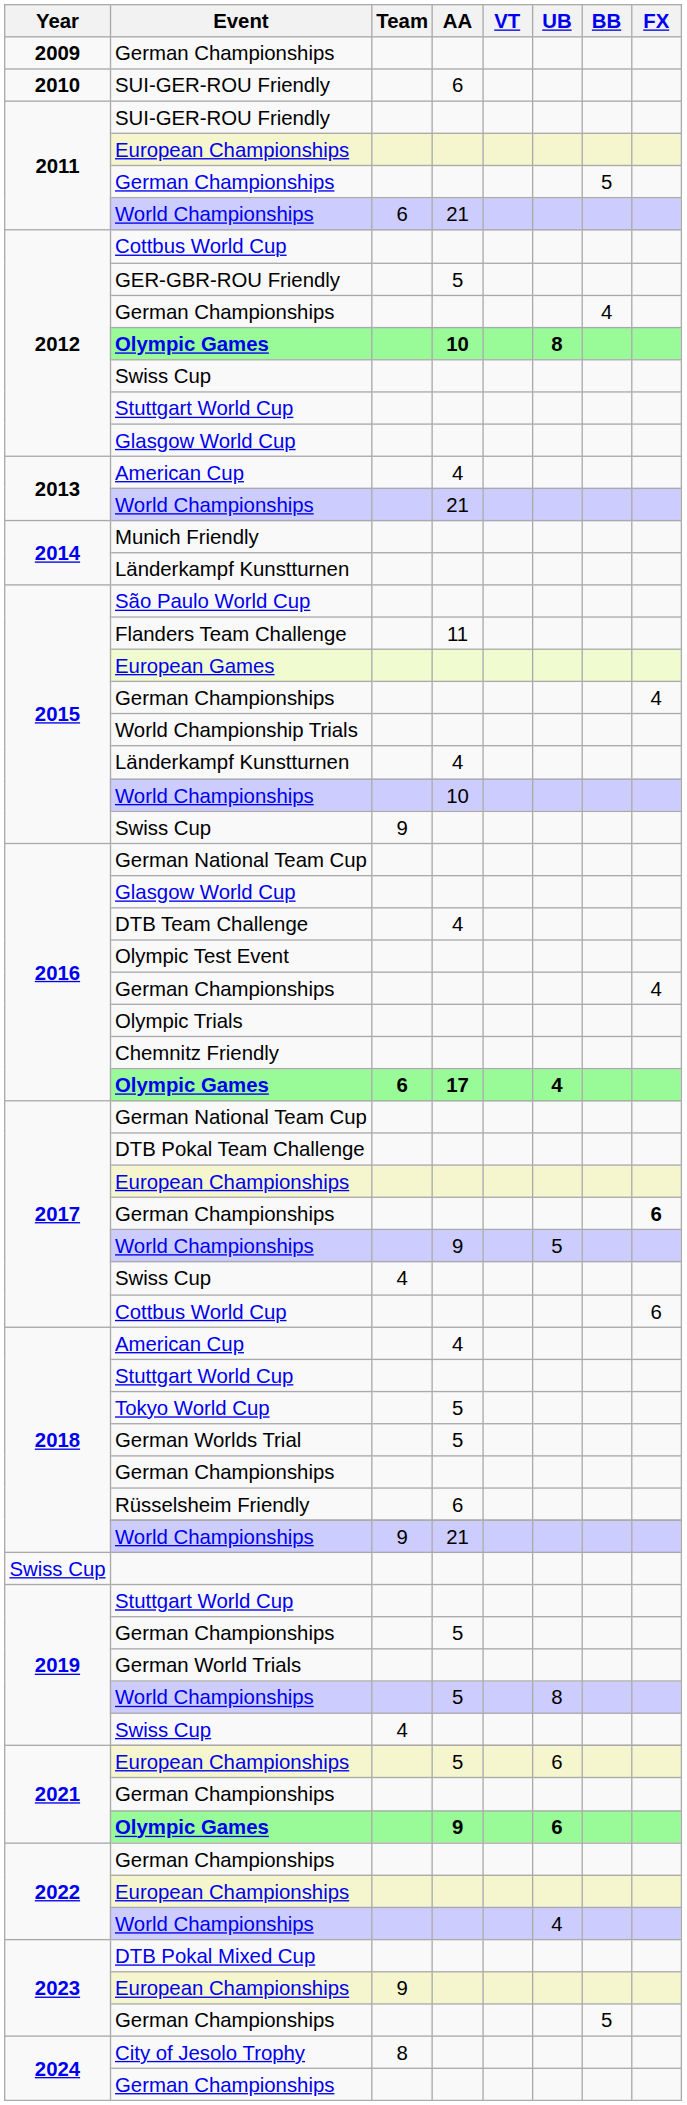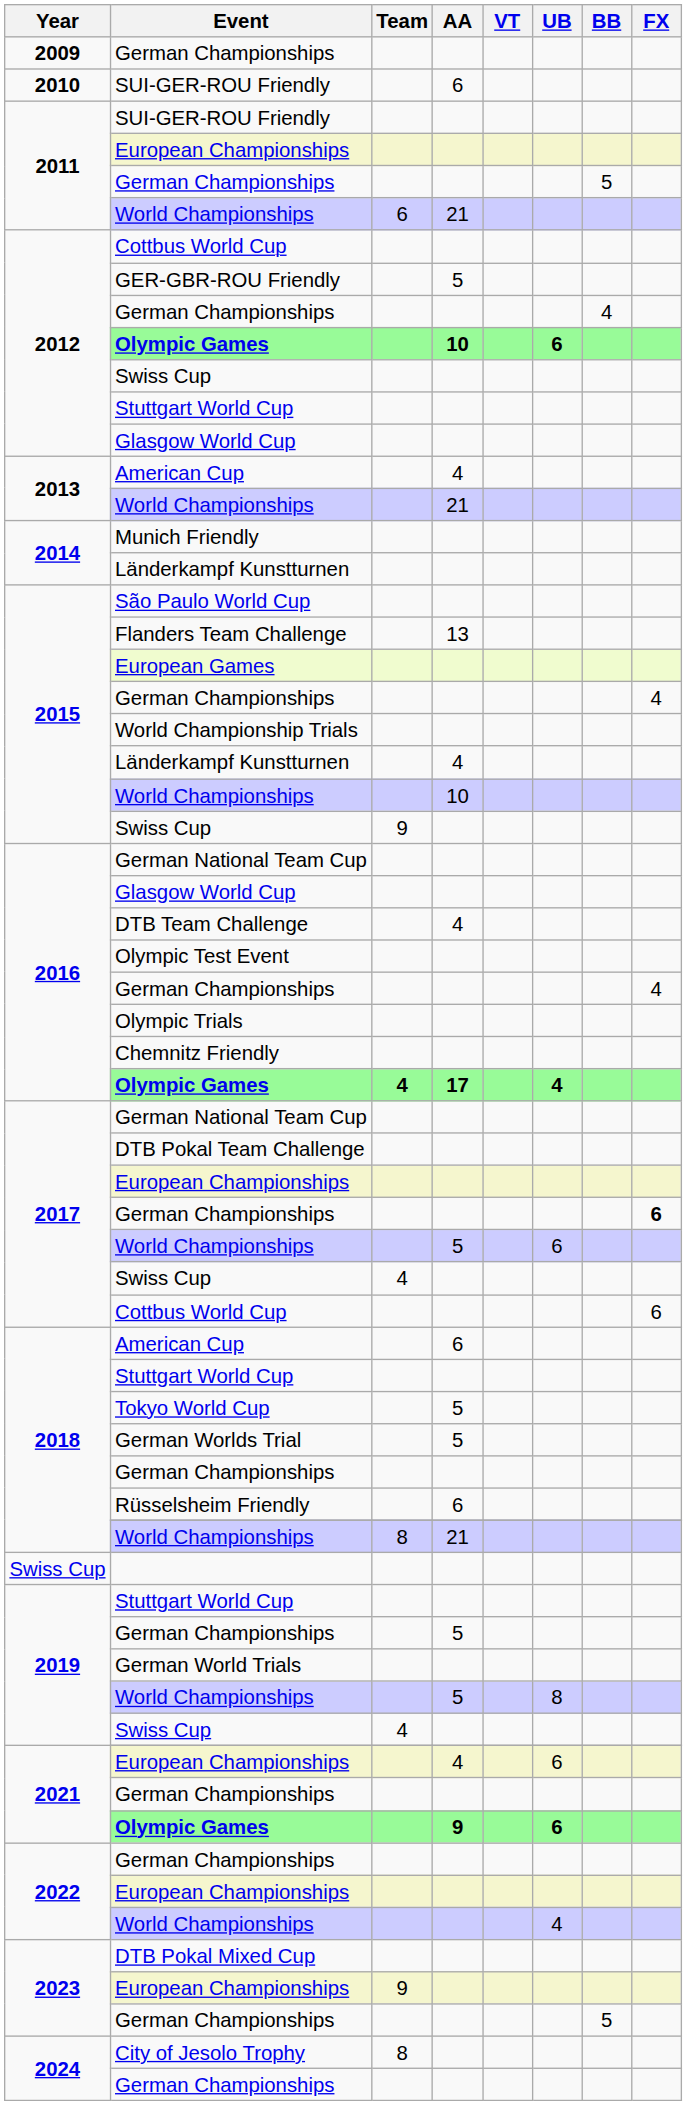(557, 343) 8 -> (557, 343) 6
(458, 634) 11 -> (458, 634) 13
(402, 1085) 6 -> (402, 1085) 4
(458, 1246) 9 -> (458, 1246) 5
(557, 1246) 5 -> (557, 1246) 6
(458, 1343) 4 -> (458, 1343) 6
(402, 1536) 9 -> (402, 1536) 8
(458, 1762) 5 -> (458, 1762) 4
